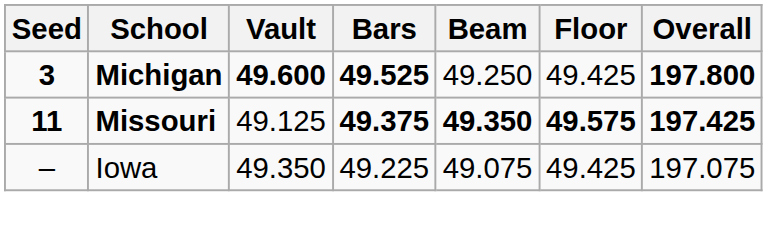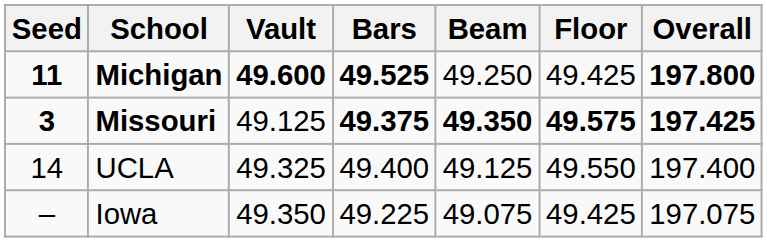(47, 75) 3 -> (47, 75) 11
(47, 121) 11 -> (47, 121) 3
+ row: (135, 168)
